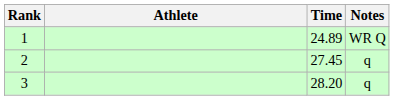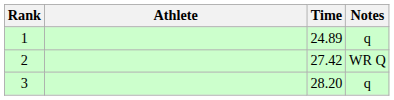(367, 38) WR Q -> (367, 38) q
(326, 60) 27.45 -> (326, 60) 27.42
(367, 60) q -> (367, 60) WR Q
